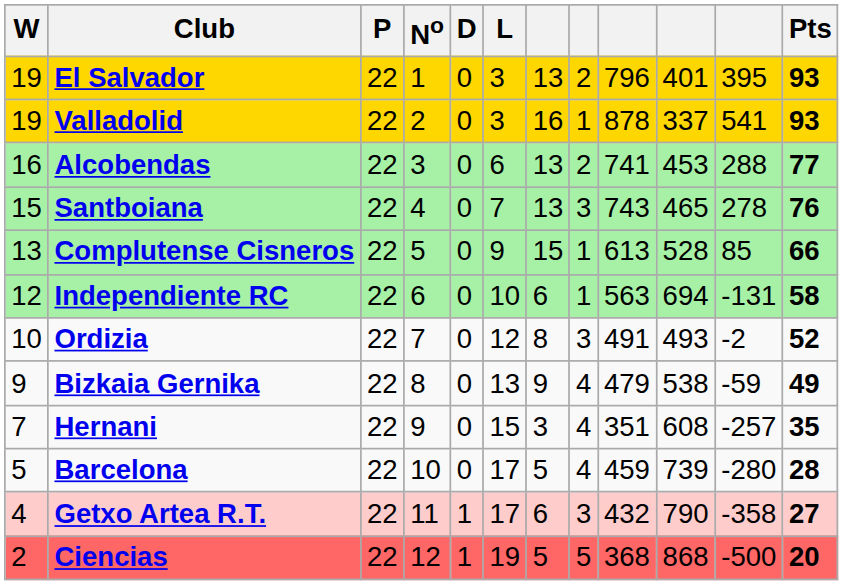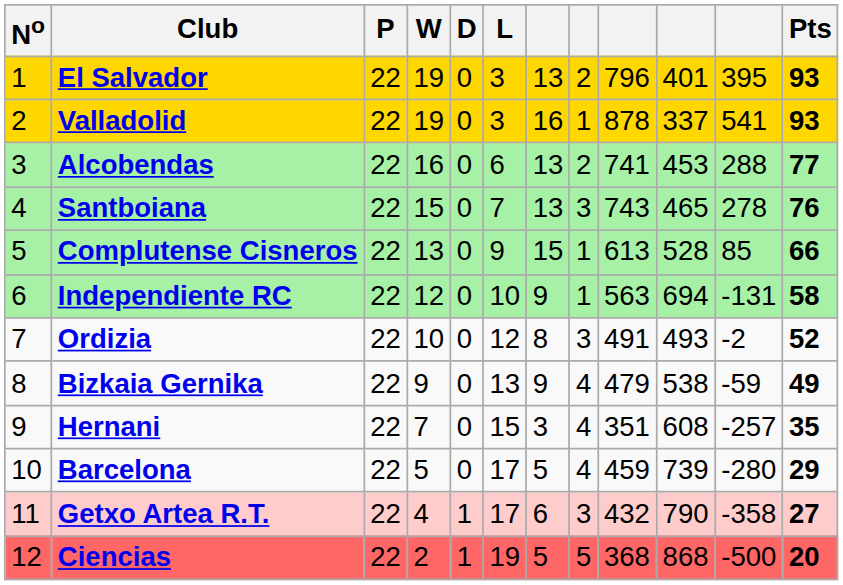columns swapped: (427, 30) <-> (27, 30)
(540, 295) 6 -> (540, 295) 9
(804, 470) 28 -> (804, 470) 29
